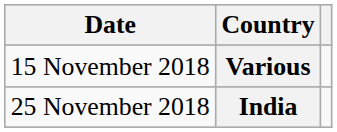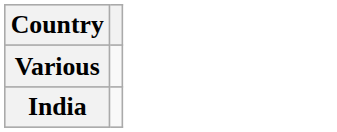- column: (110, 24)
